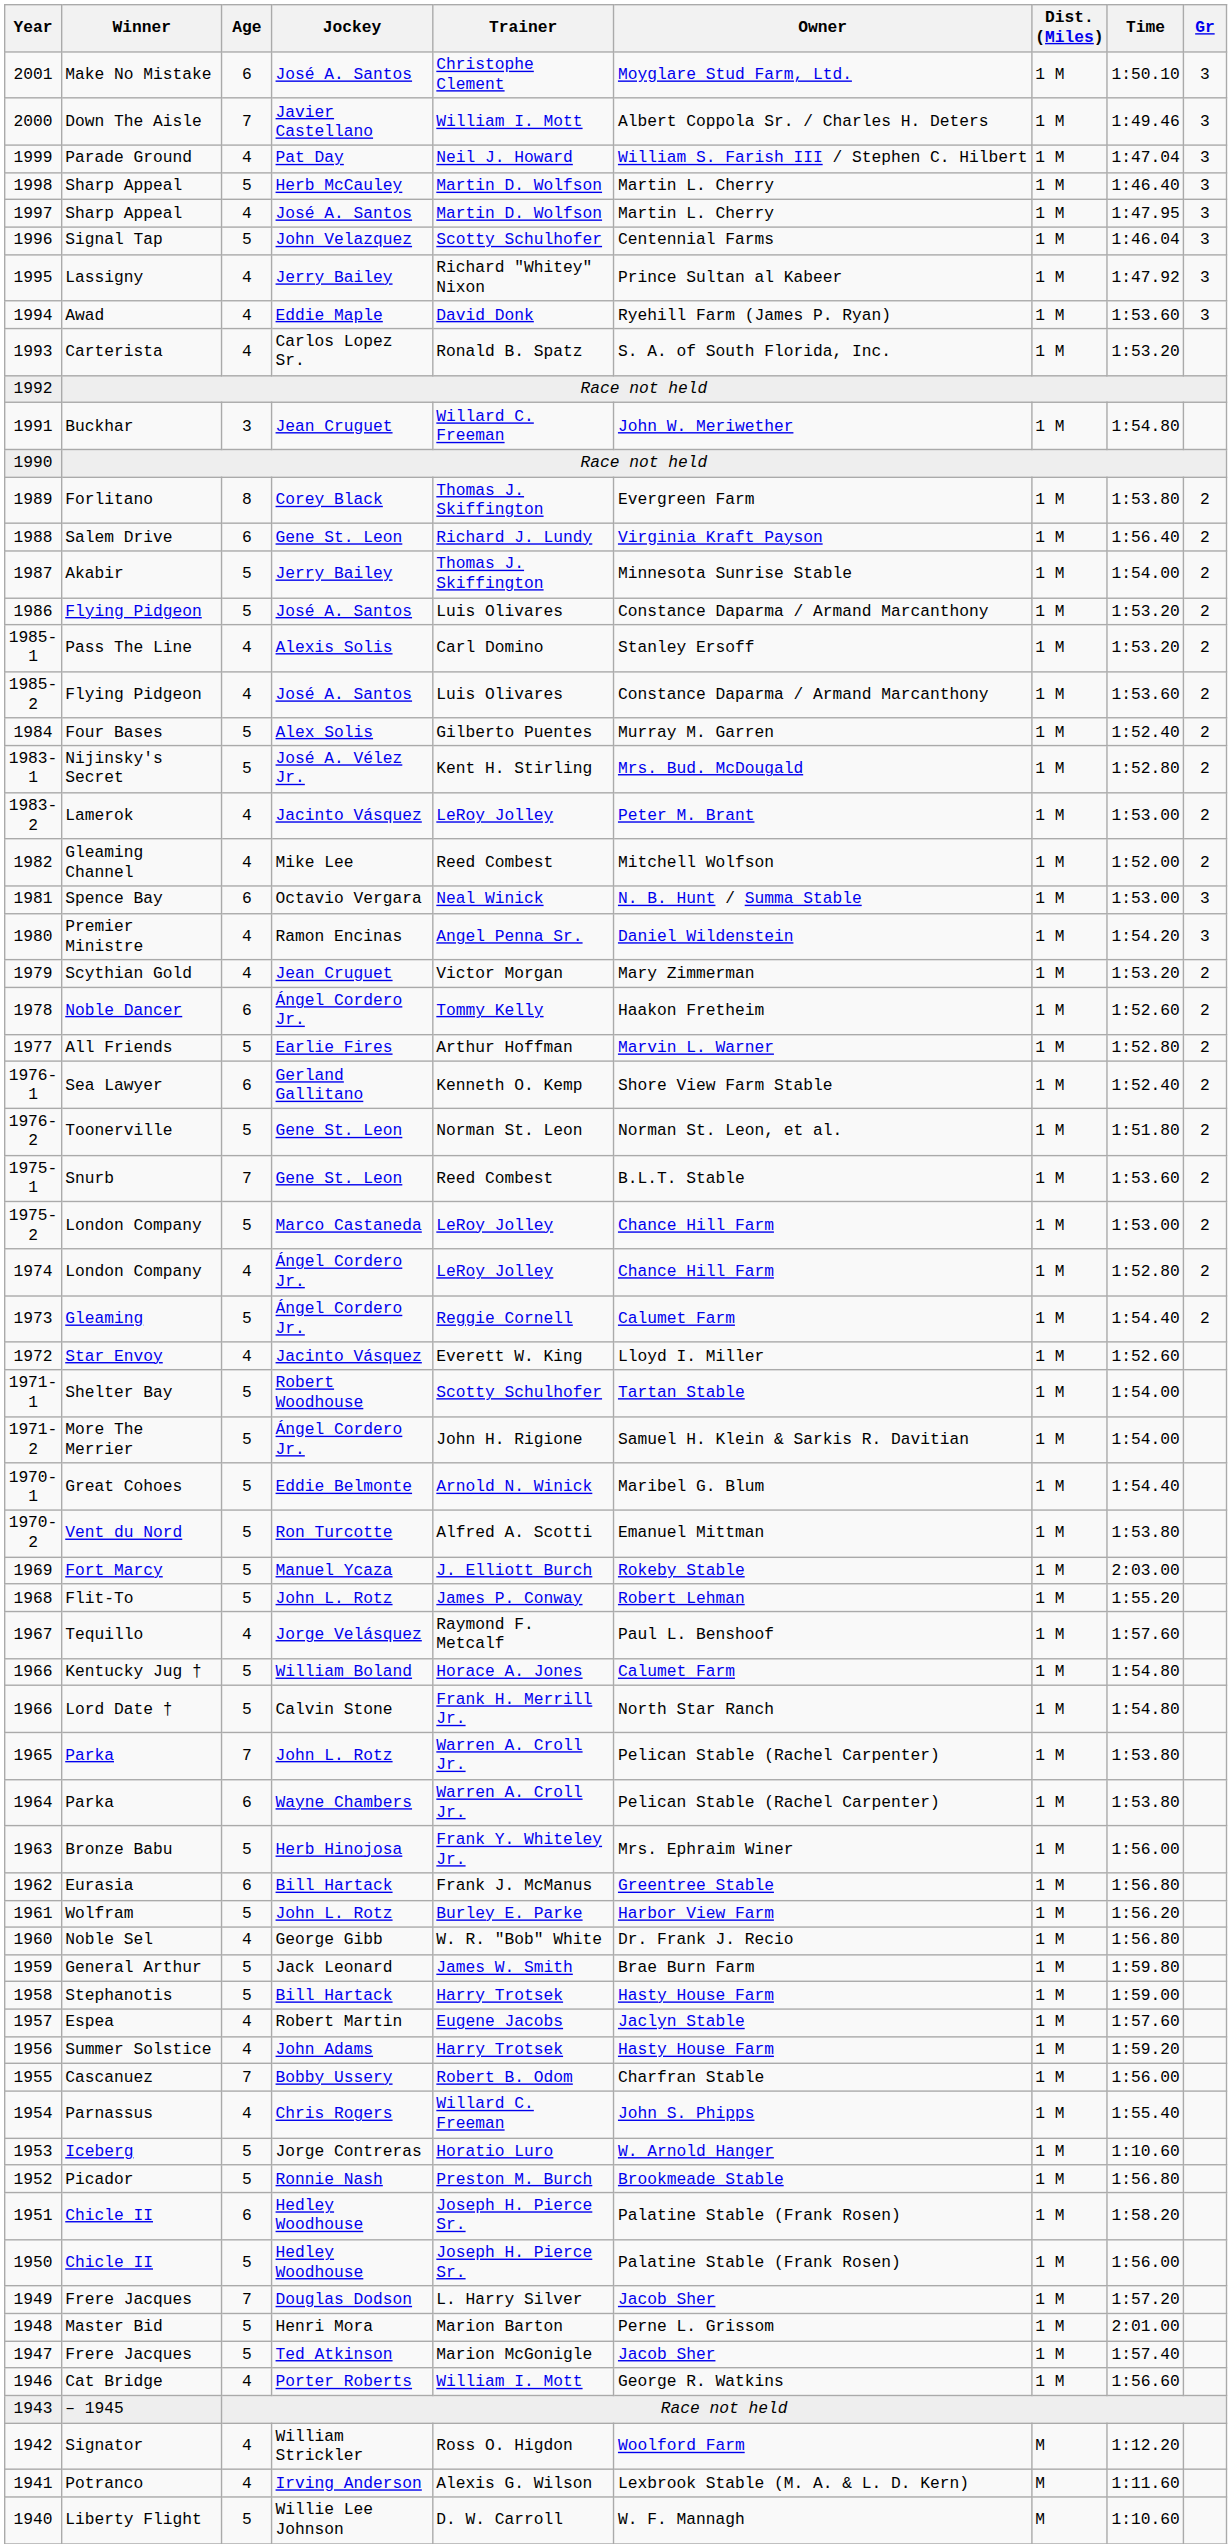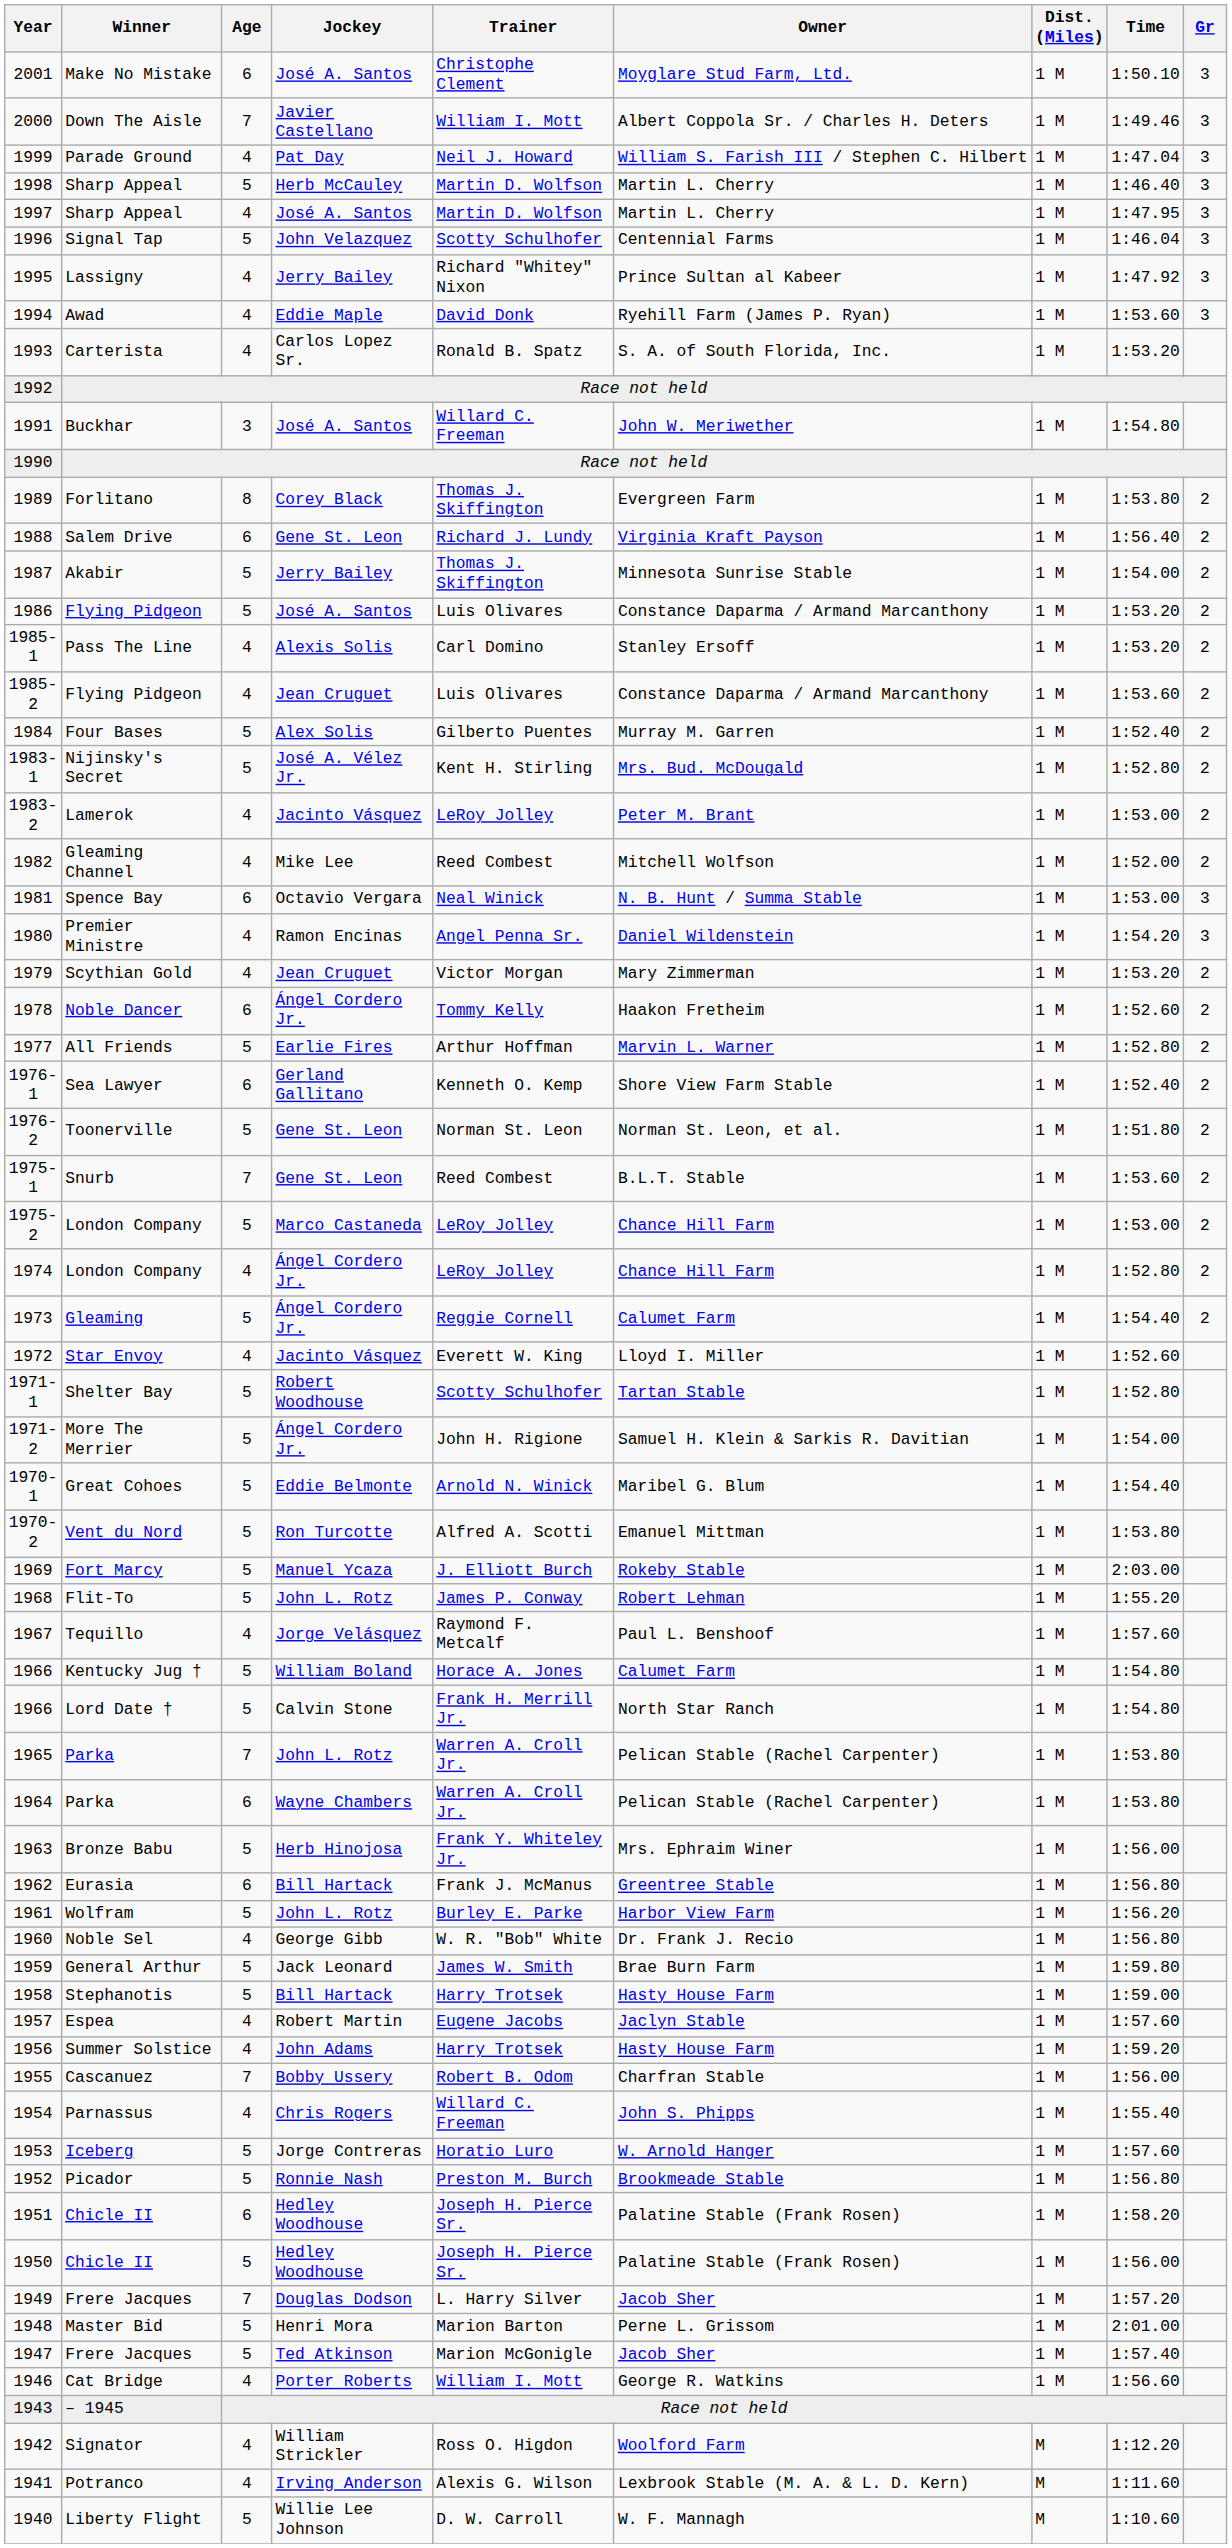(334, 426) Jean Cruguet -> (344, 426) José A. Santos
(344, 695) José A. Santos -> (334, 695) Jean Cruguet
(1146, 1393) 1:54.00 -> (1146, 1393) 1:52.80
(1146, 2151) 1:10.60 -> (1146, 2151) 1:57.60
